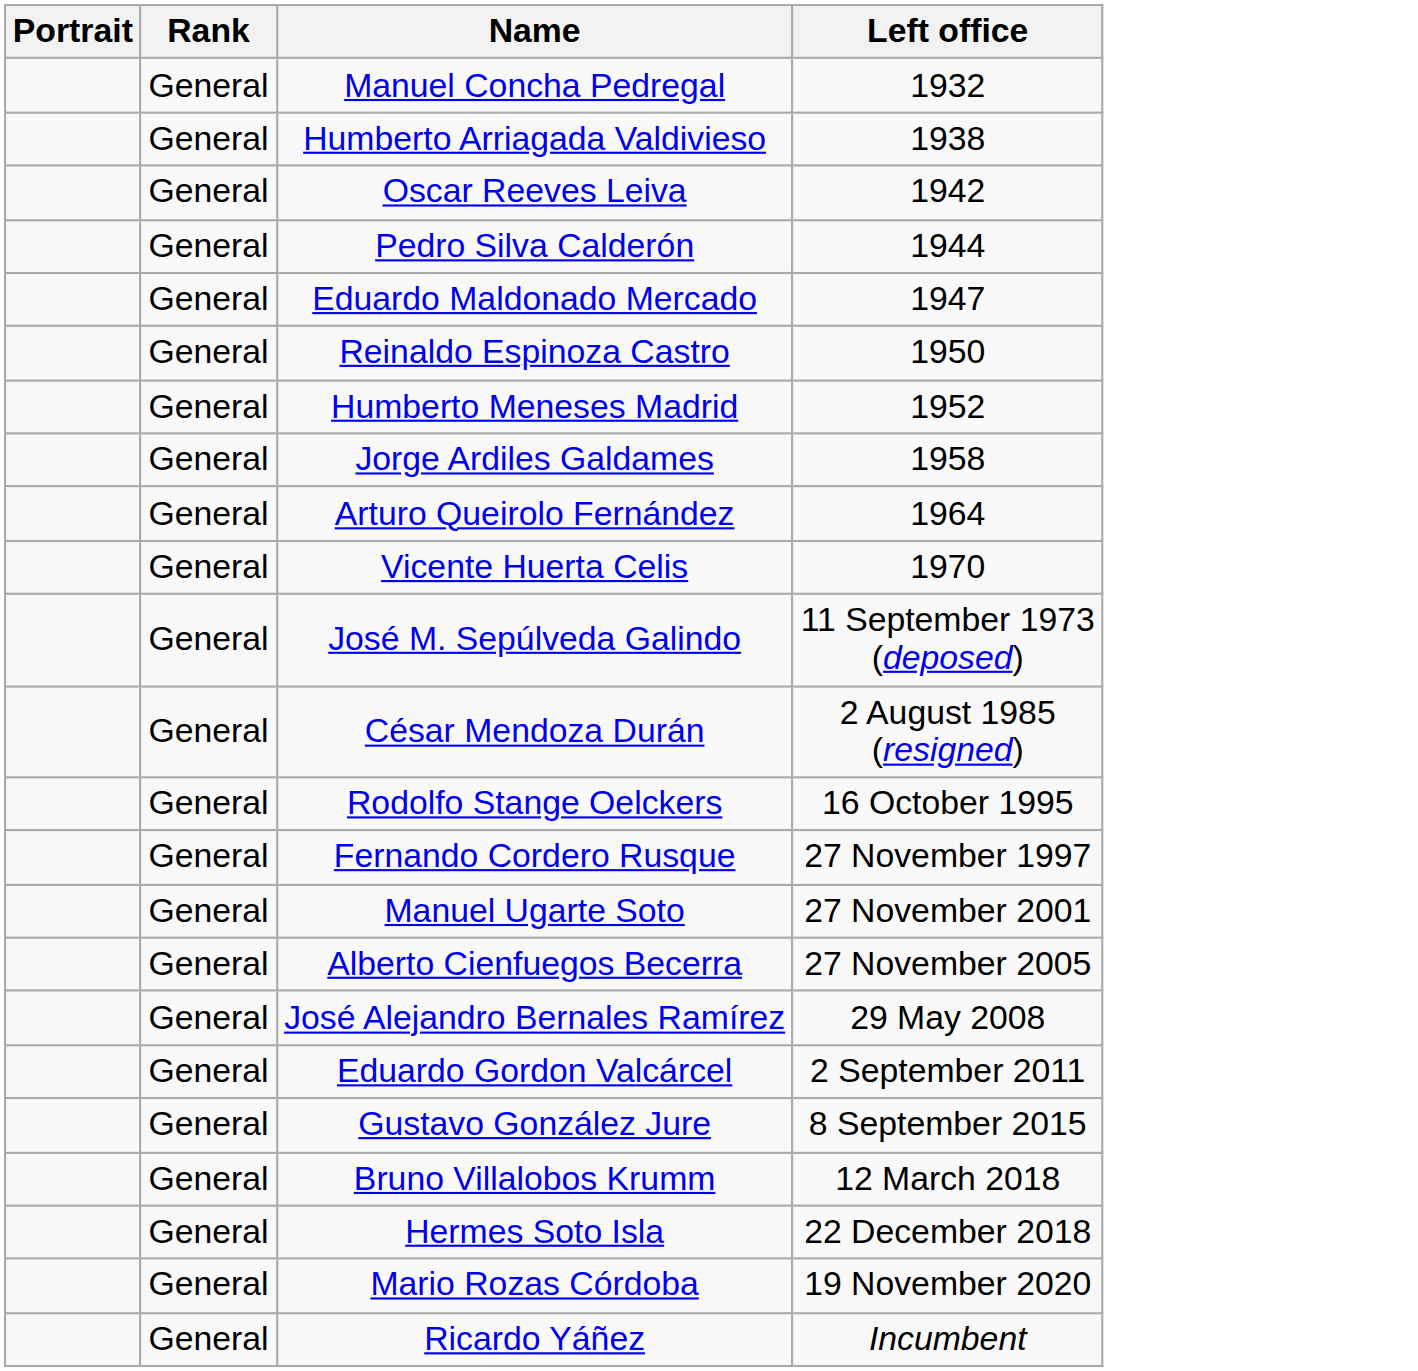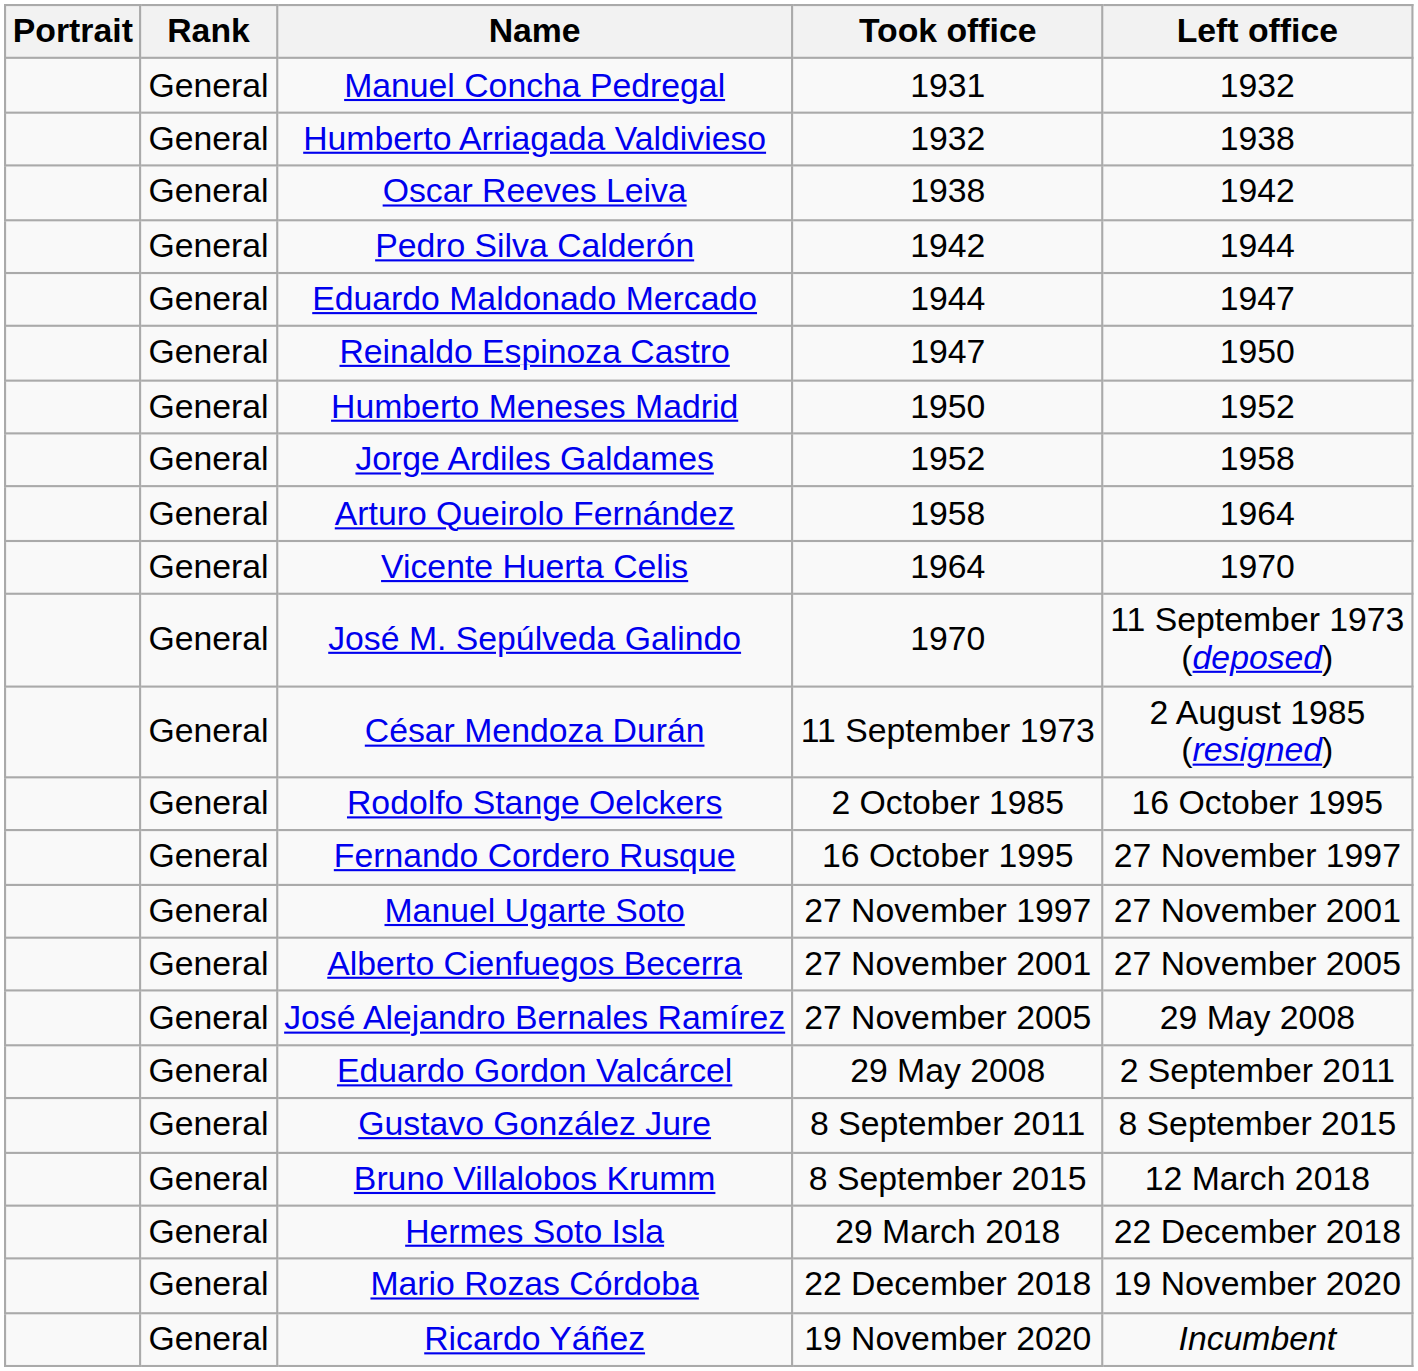+ column: (948, 31)
